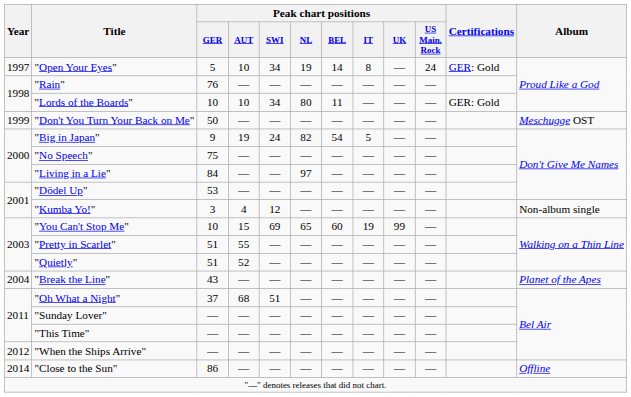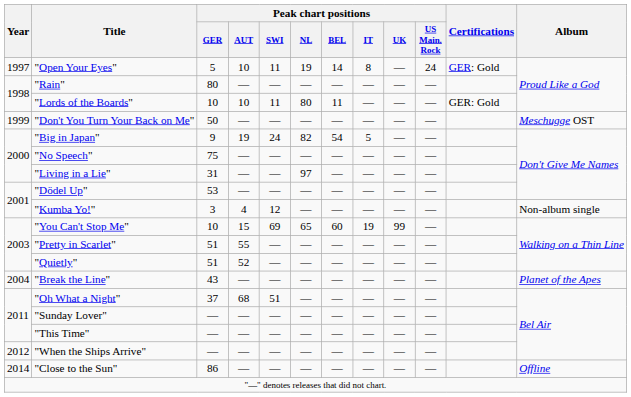(275, 66) 34 -> (275, 66) 11
(213, 84) 76 -> (213, 84) 80
(275, 102) 34 -> (275, 102) 11
(213, 173) 84 -> (213, 173) 31
